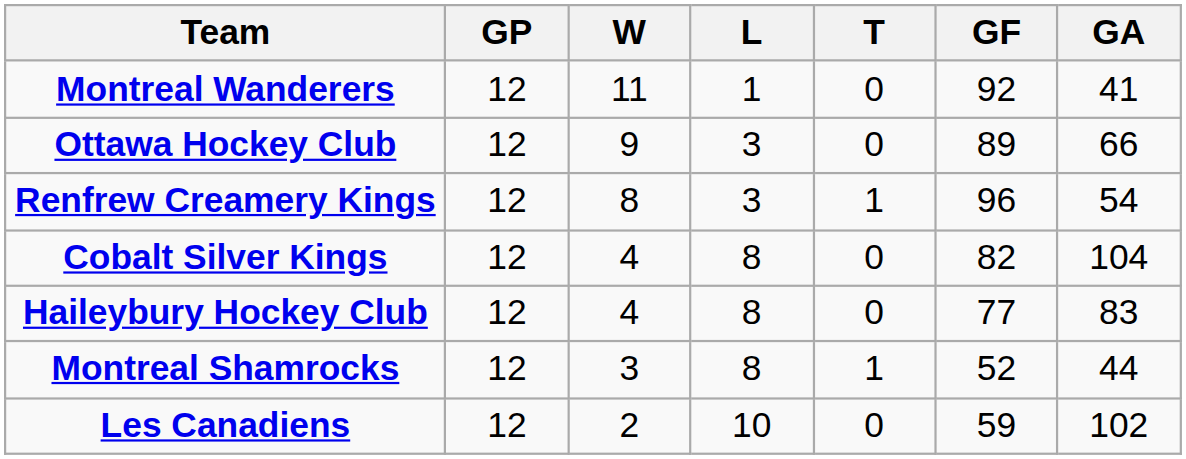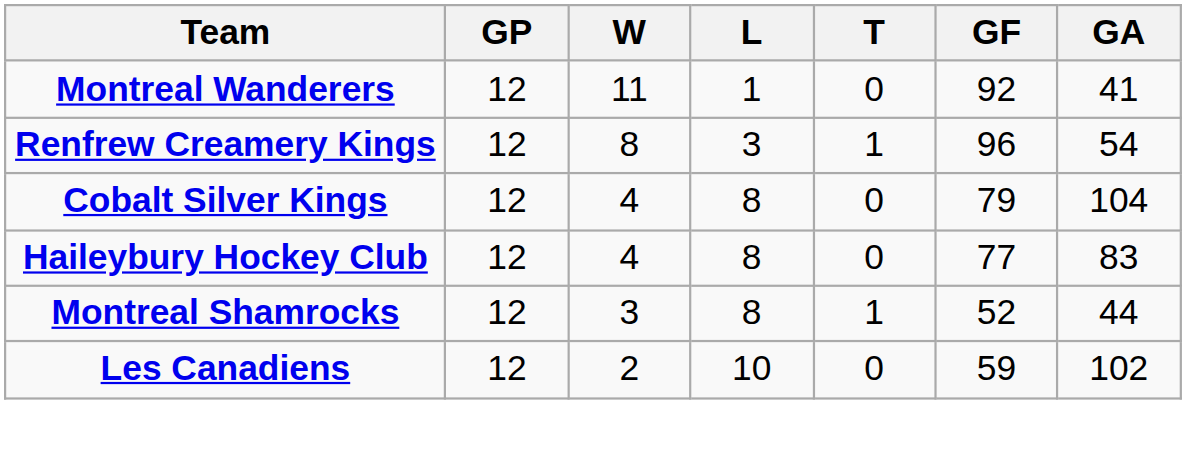- row: (225, 144)
(996, 256) 82 -> (996, 200) 79
